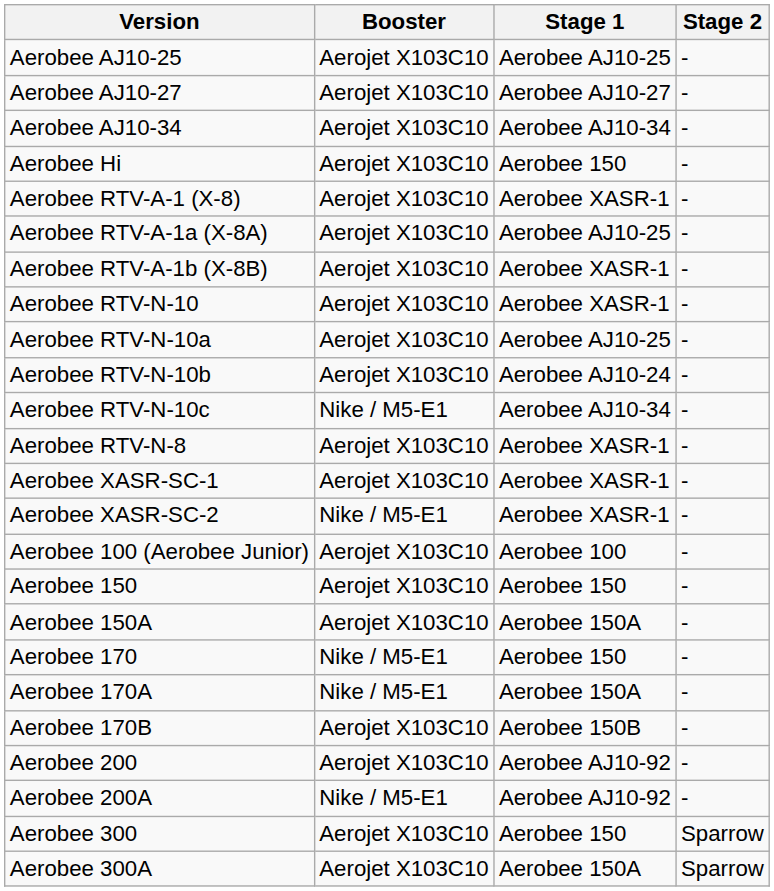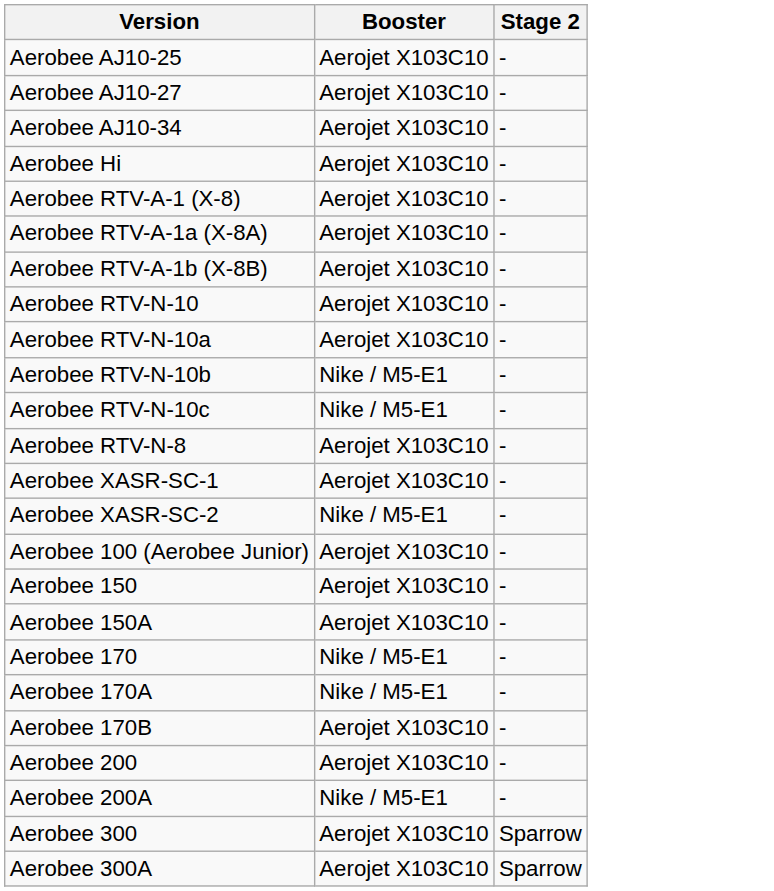- column: (585, 22)
(404, 374) Aerojet X103C10 -> (384, 374) Nike / M5-E1
